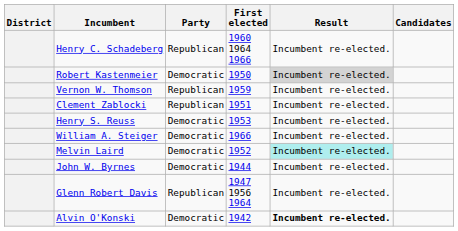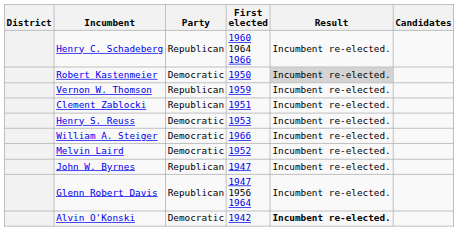(332, 151) paleturquoise background -> (332, 151) no background
(196, 166) Democratic -> (196, 166) Republican
(240, 166) 1944 -> (240, 166) 1947
